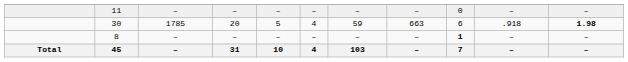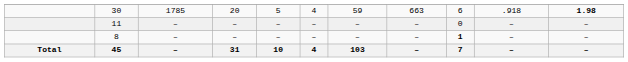rows swapped: (116, 24) <-> (116, 11)
